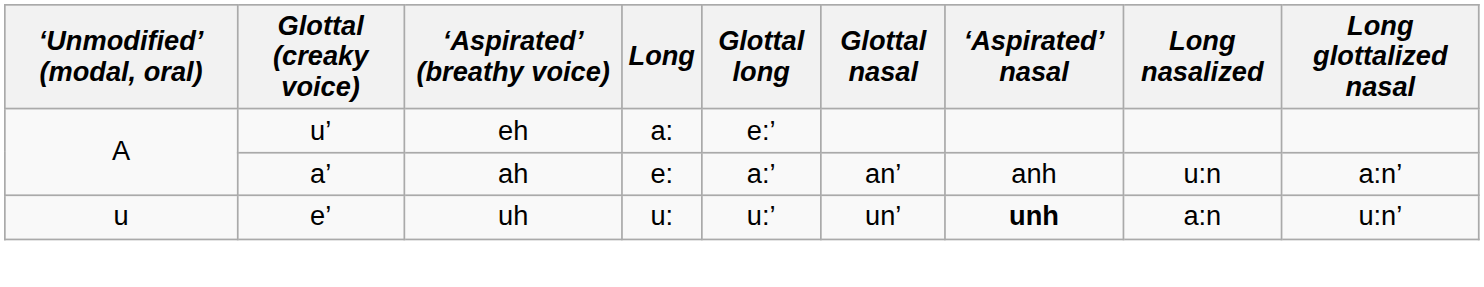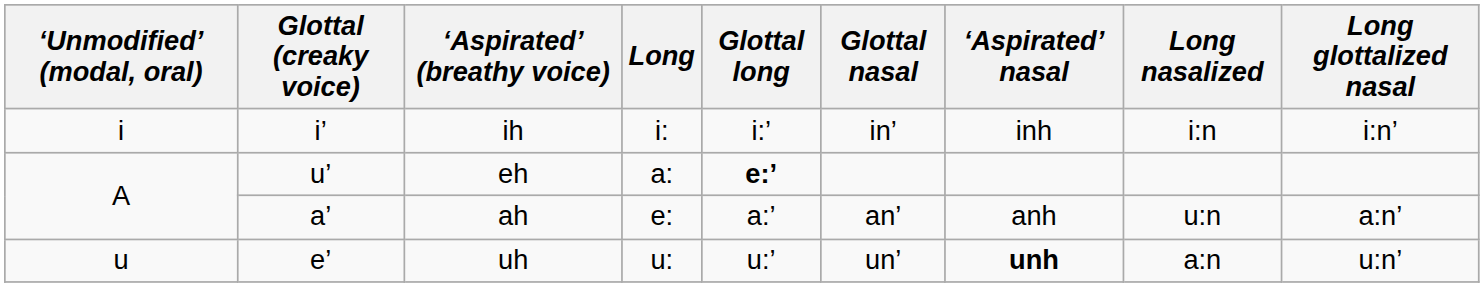+ row: (513, 130)
(761, 130) normal -> (761, 173) bold
